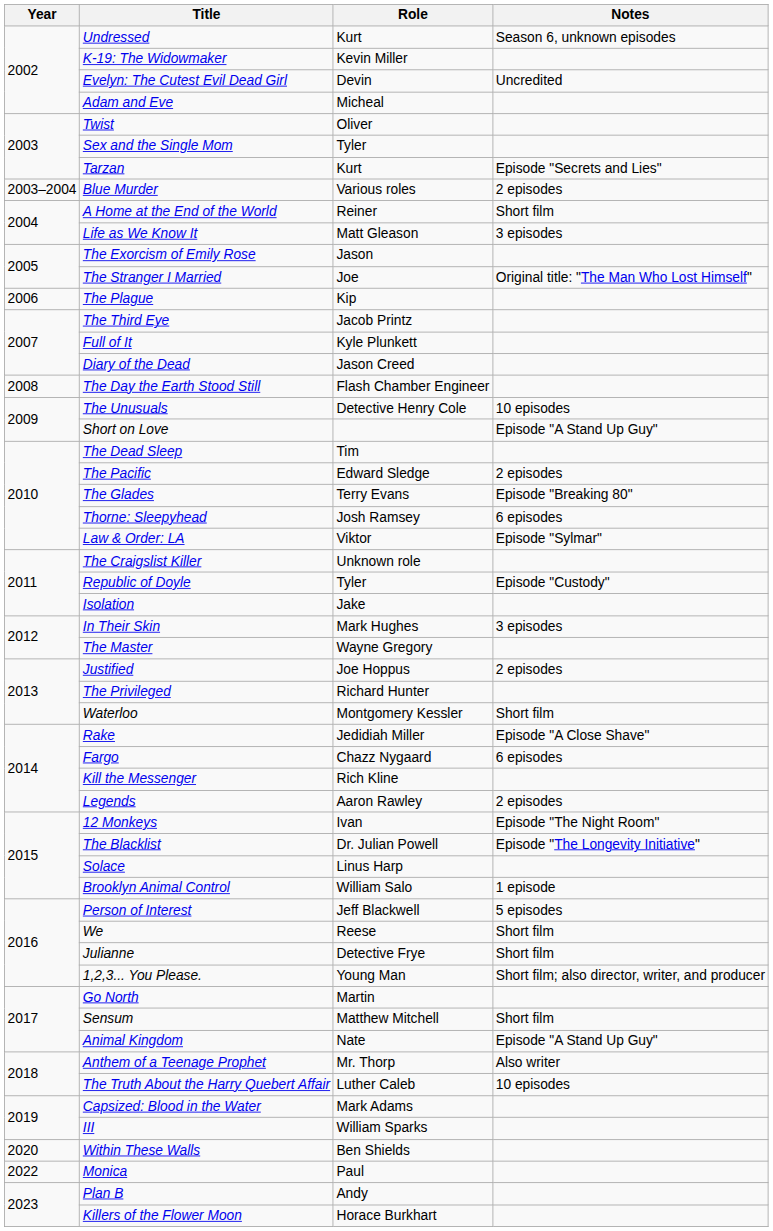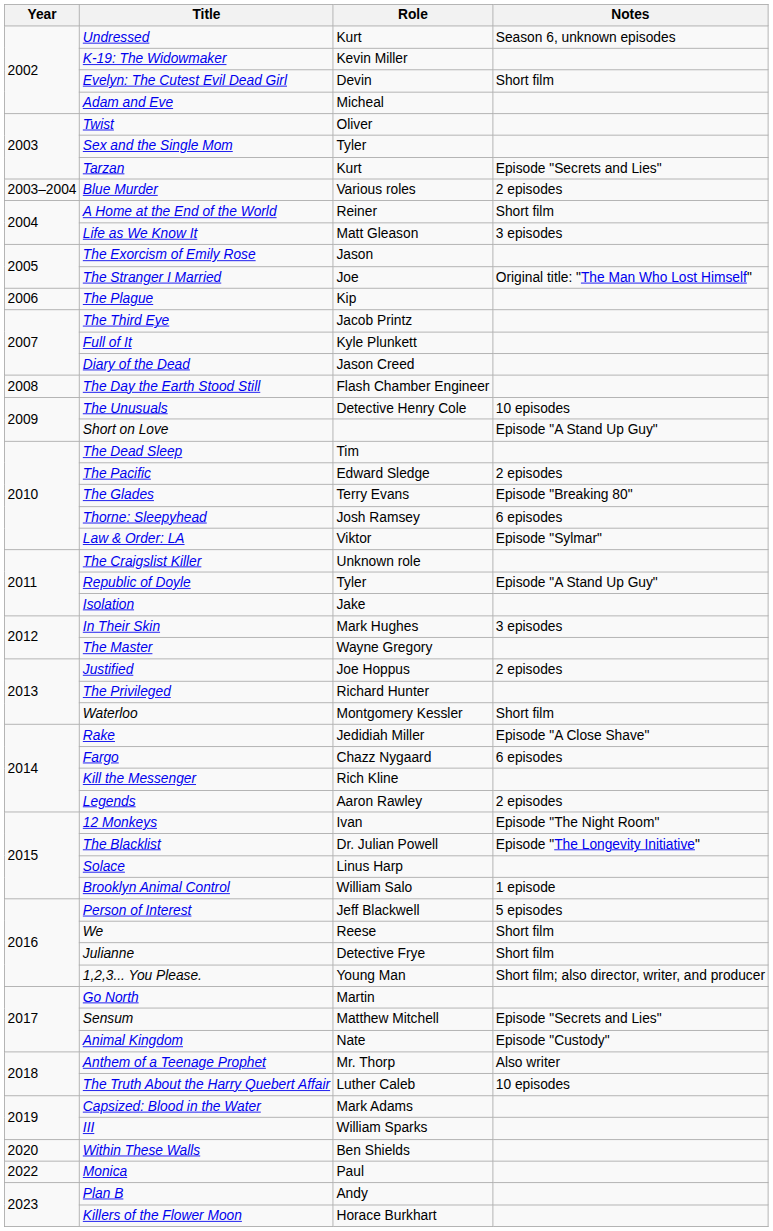(529, 80) Uncredited -> (525, 80) Short film
(553, 582) Episode "Custody" -> (577, 582) Episode "A Stand Up Guy"
(525, 1019) Short film -> (579, 1019) Episode "Secrets and Lies"
(577, 1041) Episode "A Stand Up Guy" -> (553, 1041) Episode "Custody"
